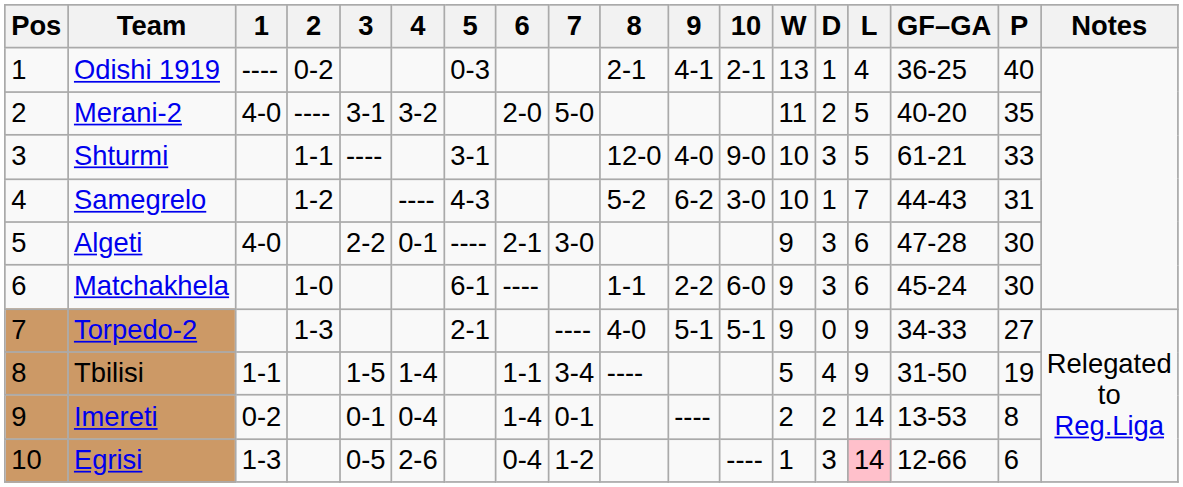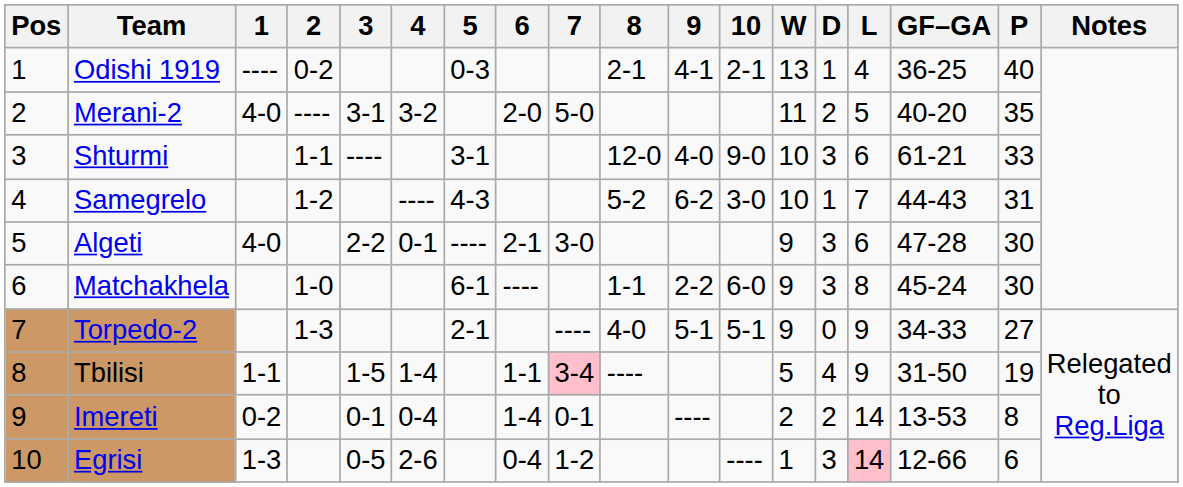(862, 156) 5 -> (862, 156) 6
(862, 286) 6 -> (862, 286) 8
(574, 373) no background -> (574, 373) pink background
